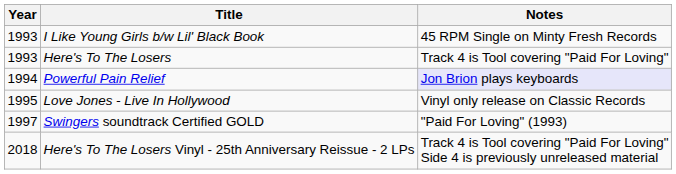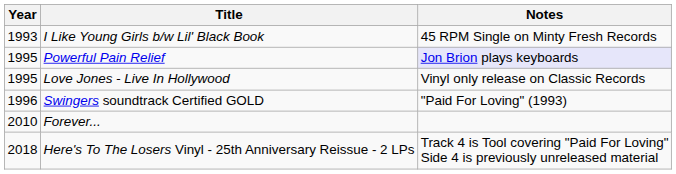- row: (107, 57)
(22, 79) 1994 -> (22, 57) 1995
(22, 121) 1997 -> (22, 100) 1996
+ row: (72, 121)
